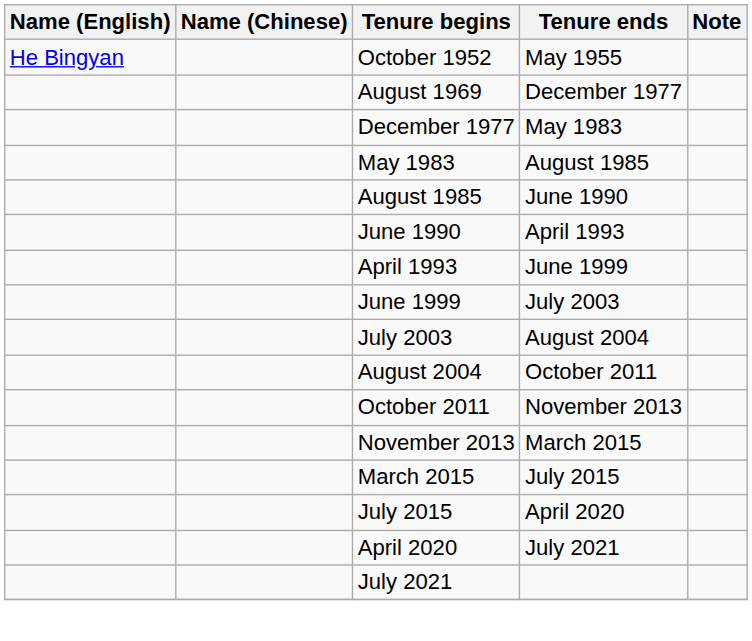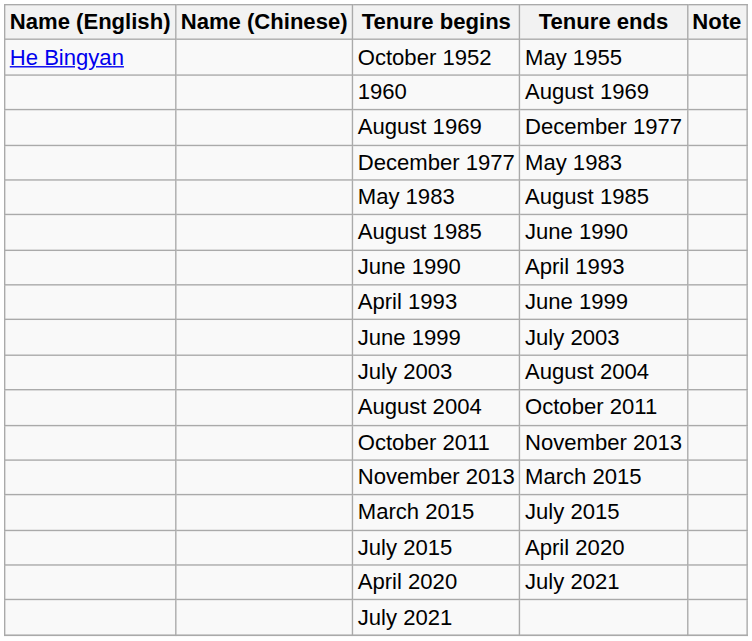+ row: (382, 92)
